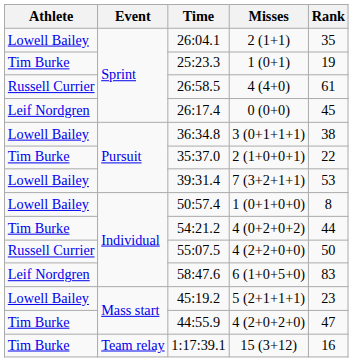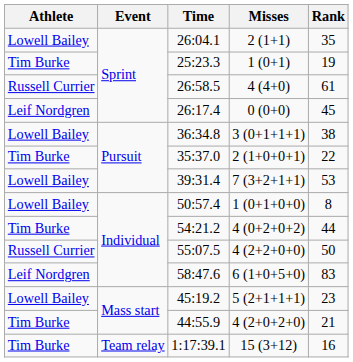(328, 322) 47 -> (328, 322) 21
